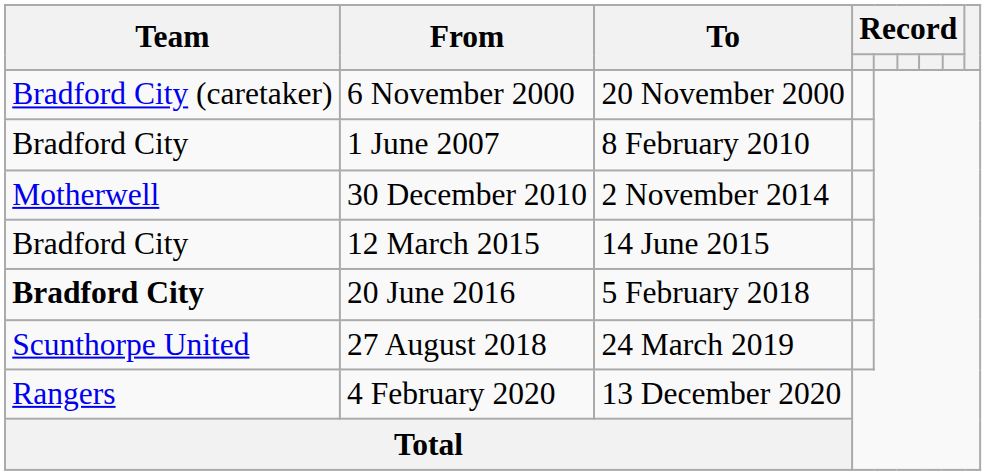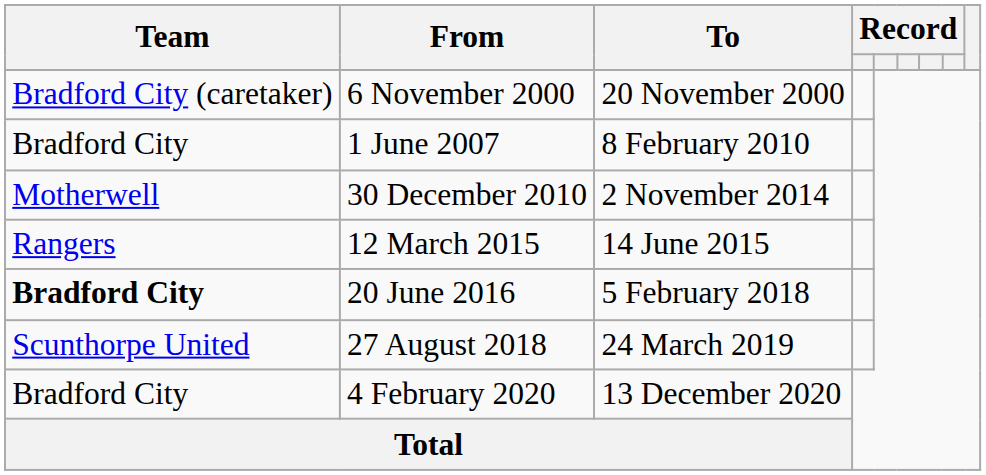(100, 243) Bradford City -> (64, 243) Rangers
(64, 393) Rangers -> (100, 393) Bradford City
